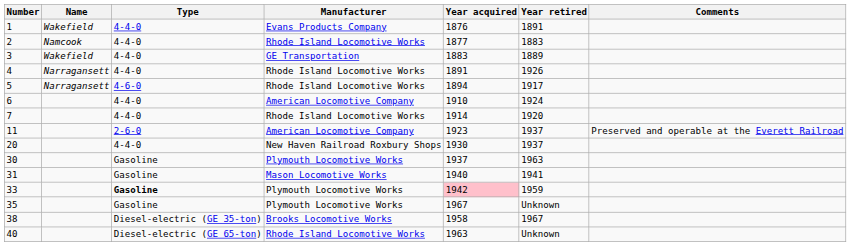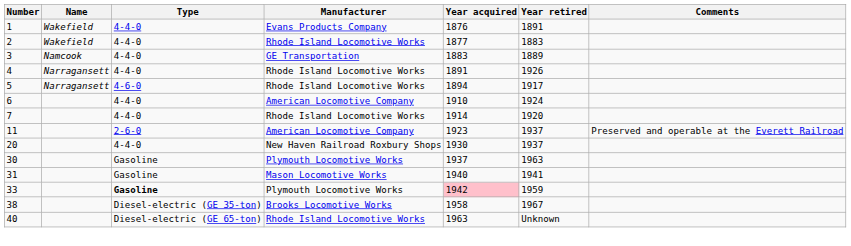(63, 41) Namcook -> (68, 41) Wakefield
(68, 56) Wakefield -> (63, 56) Namcook
- row: (12, 205)
